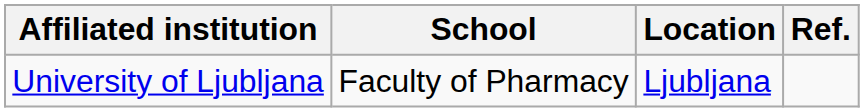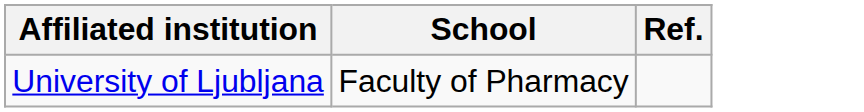- column: (710, 29)
